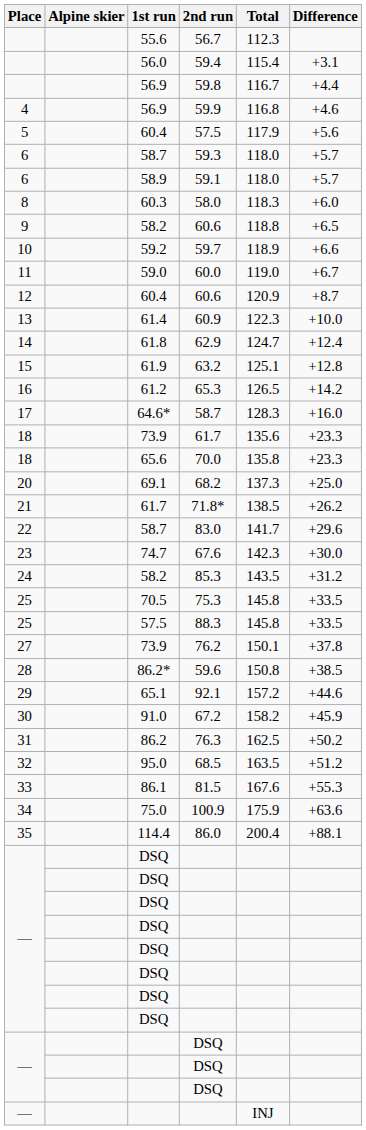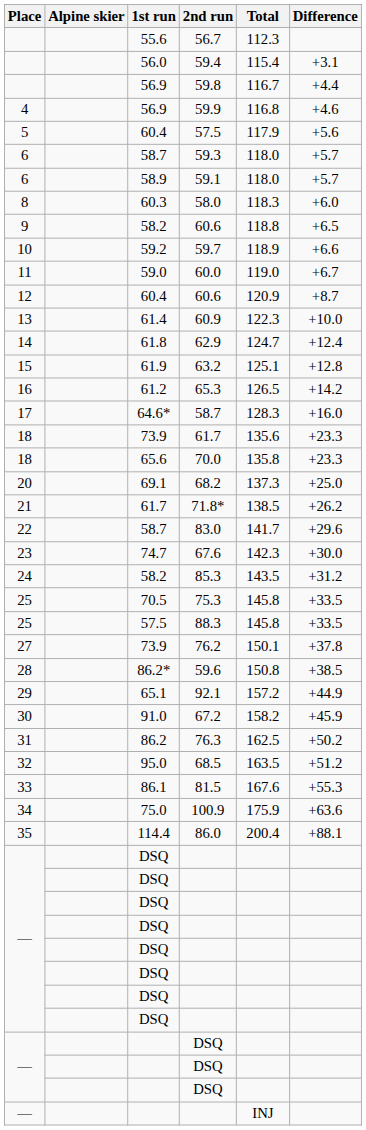(325, 693) +44.6 -> (325, 693) +44.9
